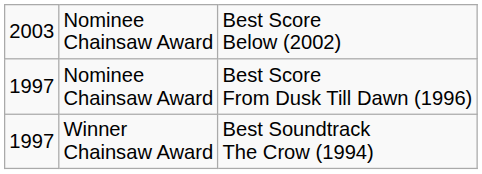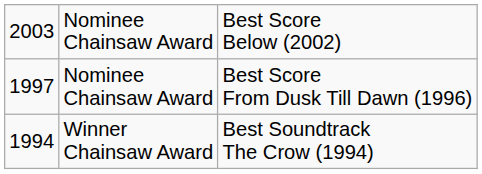(32, 141) 1997 -> (32, 141) 1994
